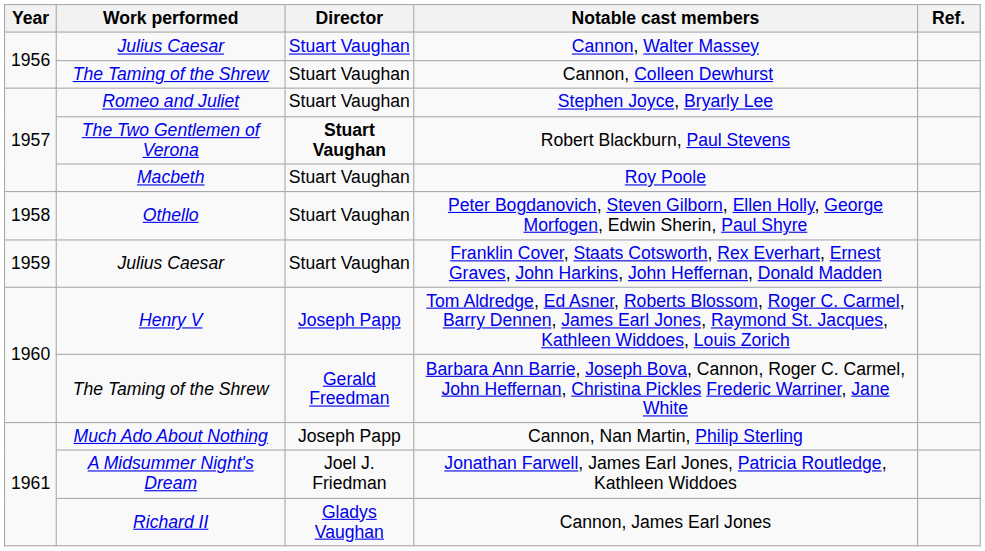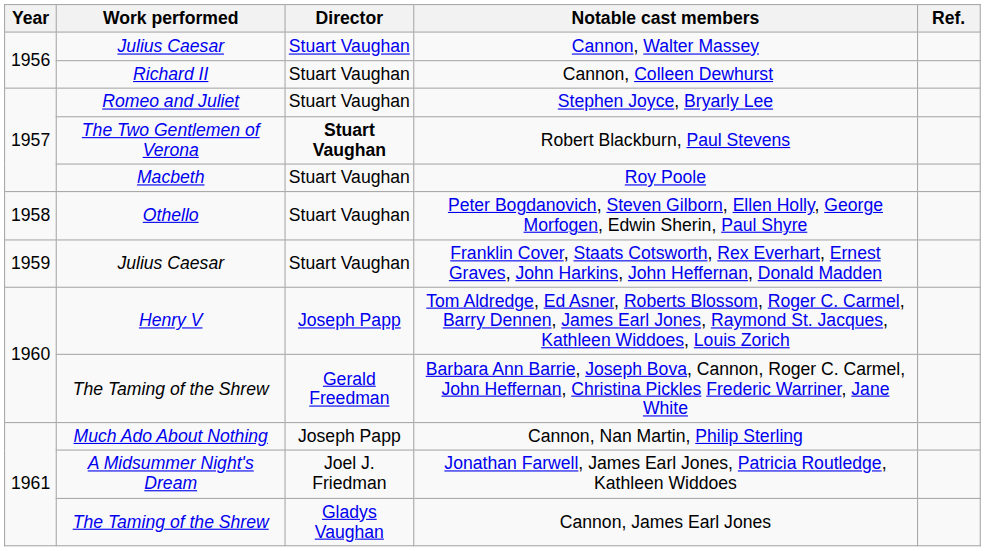(171, 74) The Taming of the Shrew -> (171, 74) Richard II
(171, 521) Richard II -> (171, 521) The Taming of the Shrew
